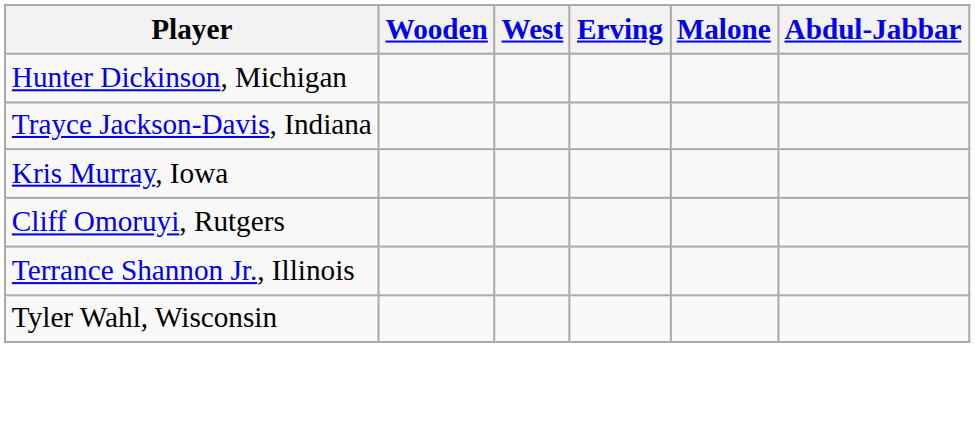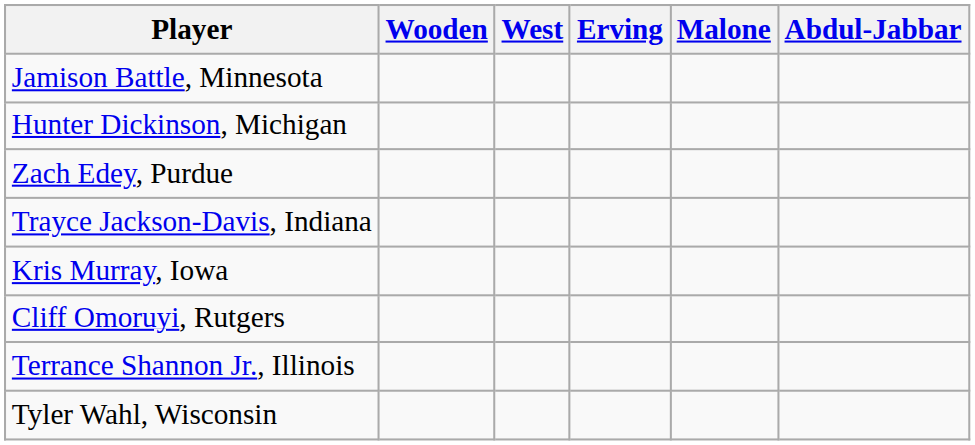+ row: (167, 77)
+ row: (122, 173)
